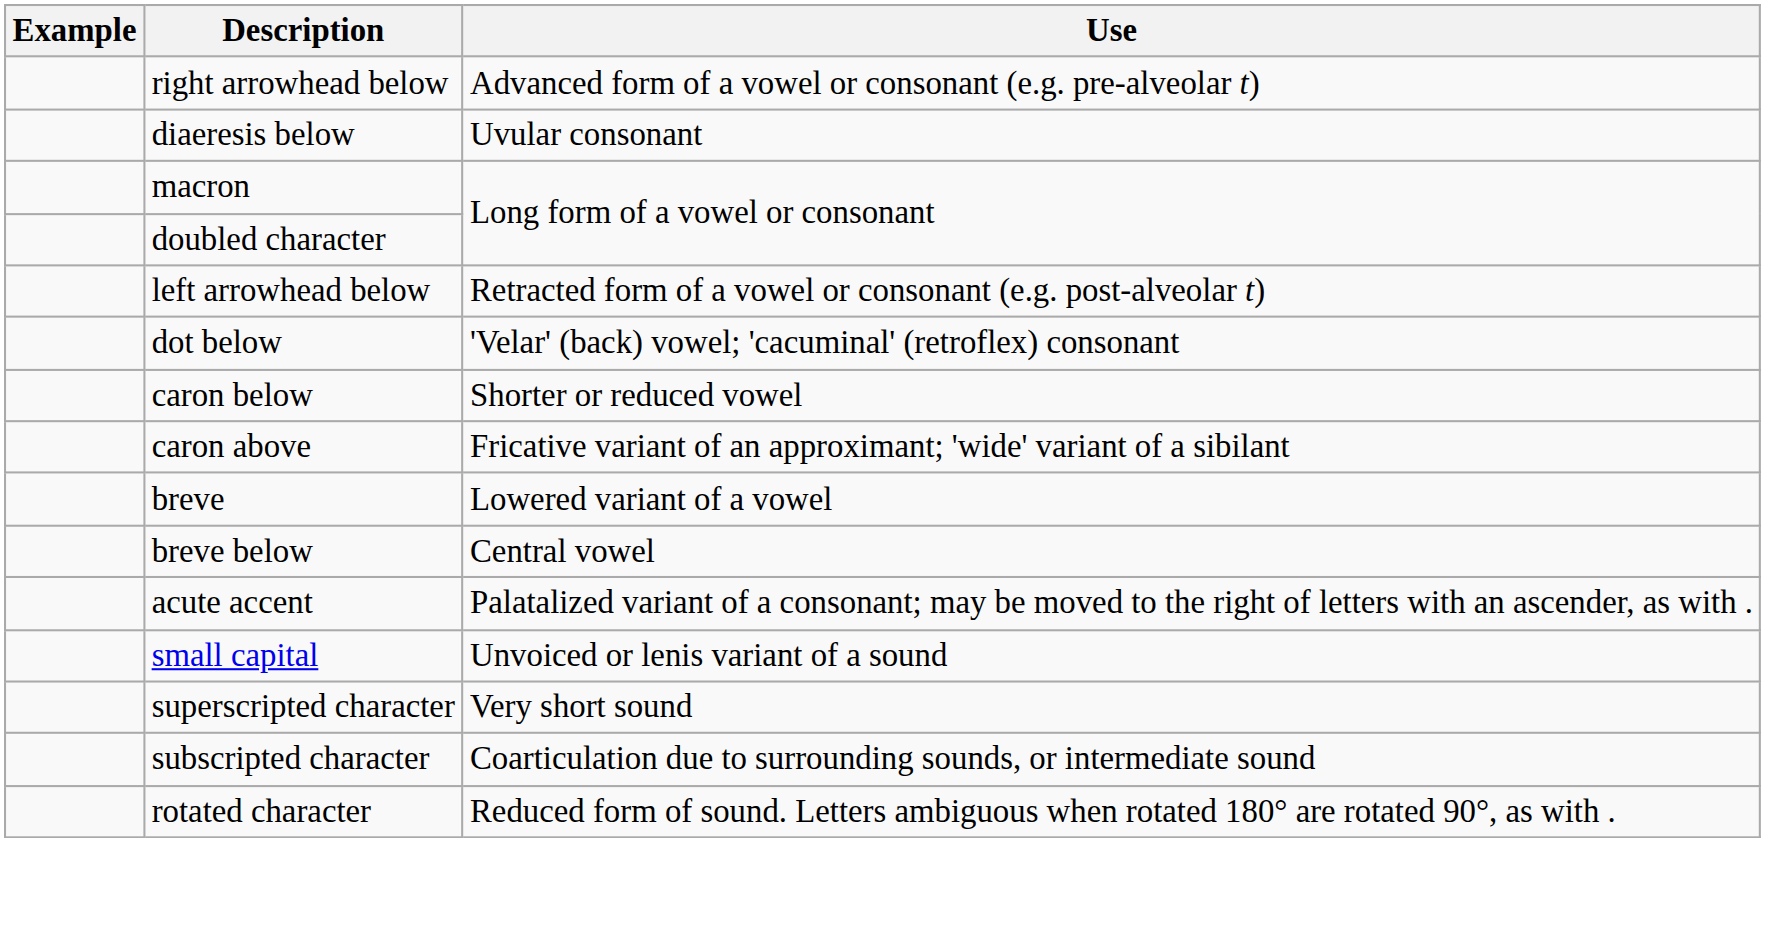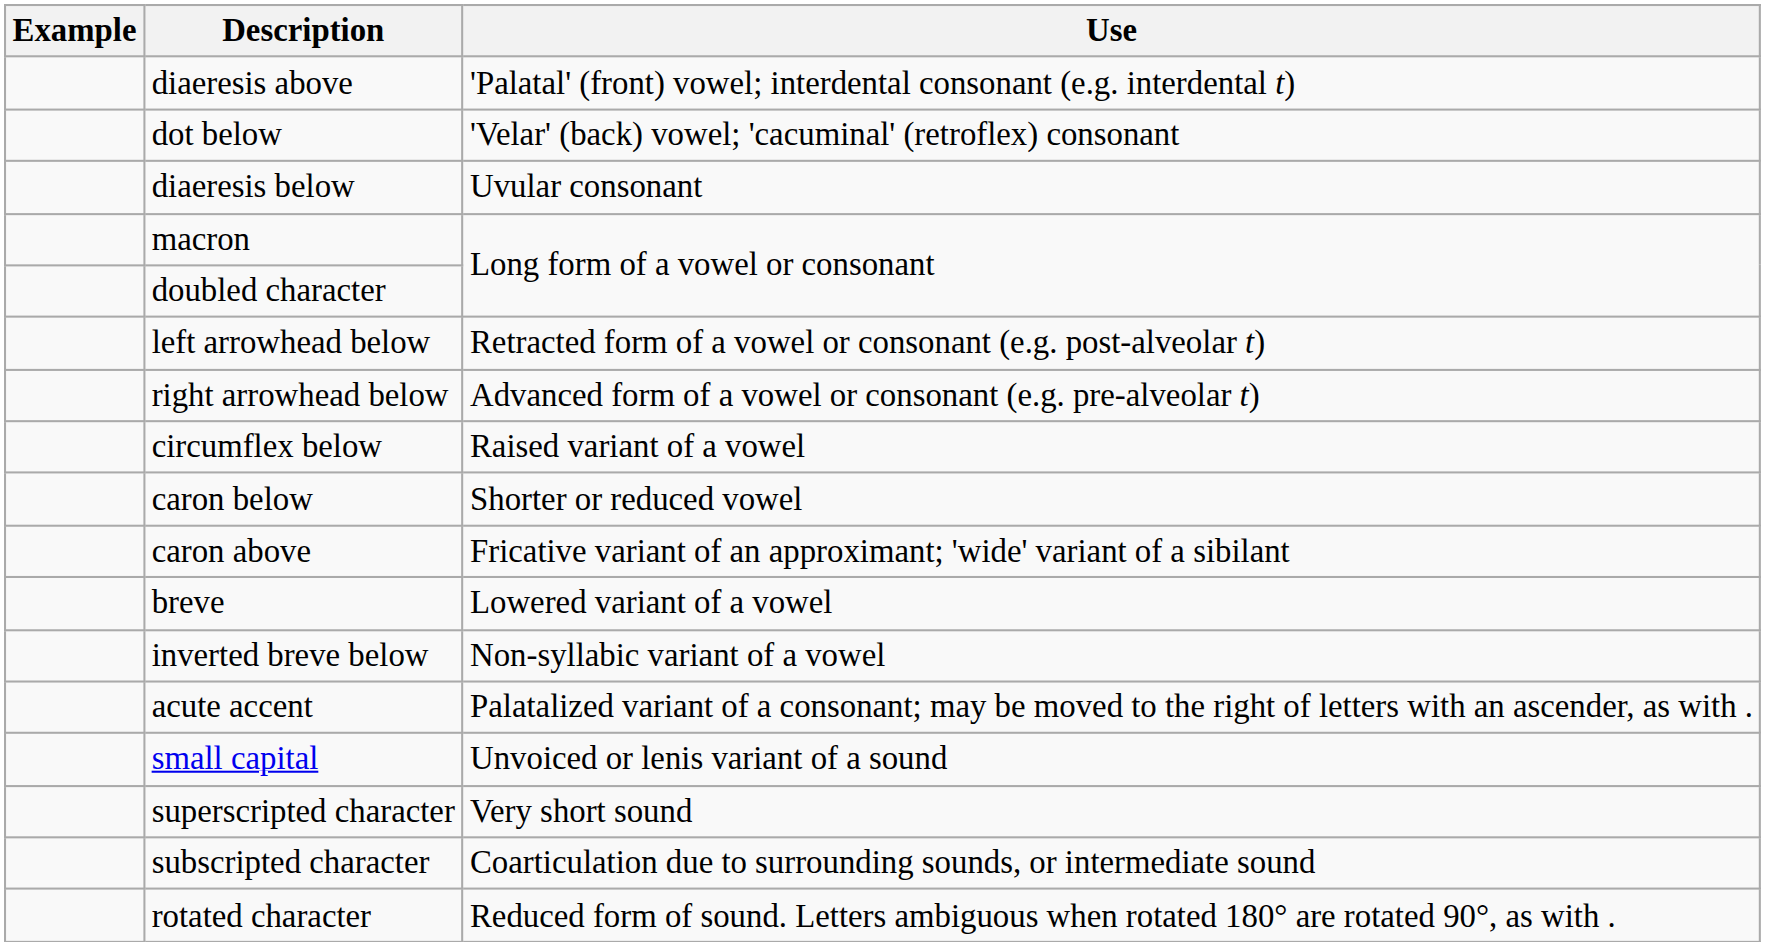+ row: (252, 82)
rows swapped: (217, 342) <-> (300, 82)
+ row: (267, 446)
- row: (232, 550)
+ row: (290, 654)
